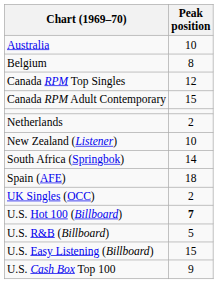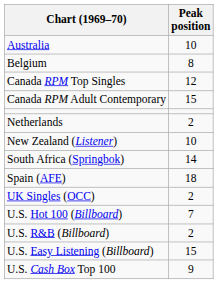(191, 214) bold -> (191, 214) normal
(191, 232) 5 -> (191, 232) 2
